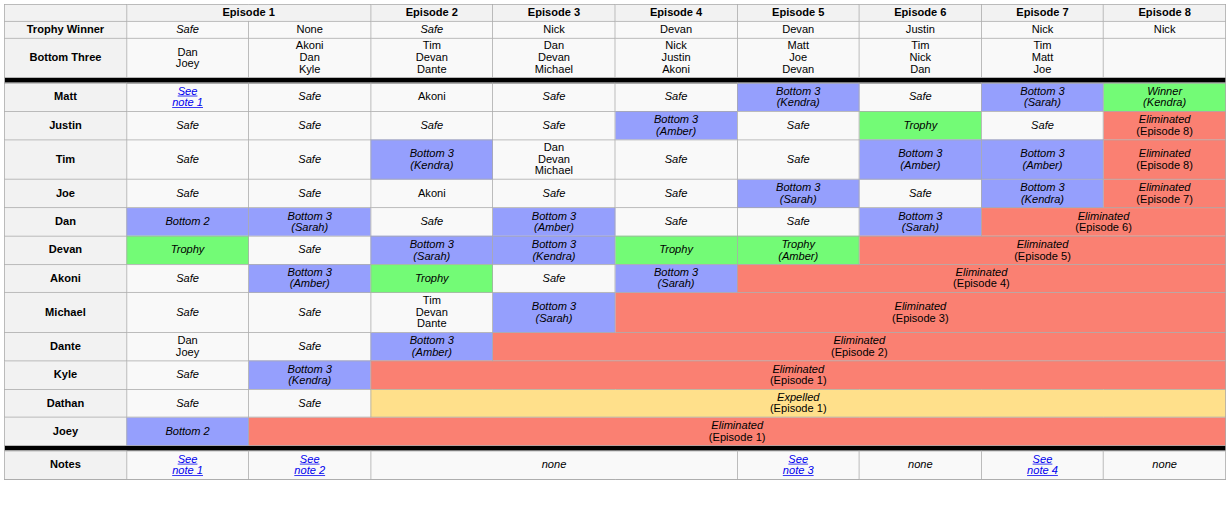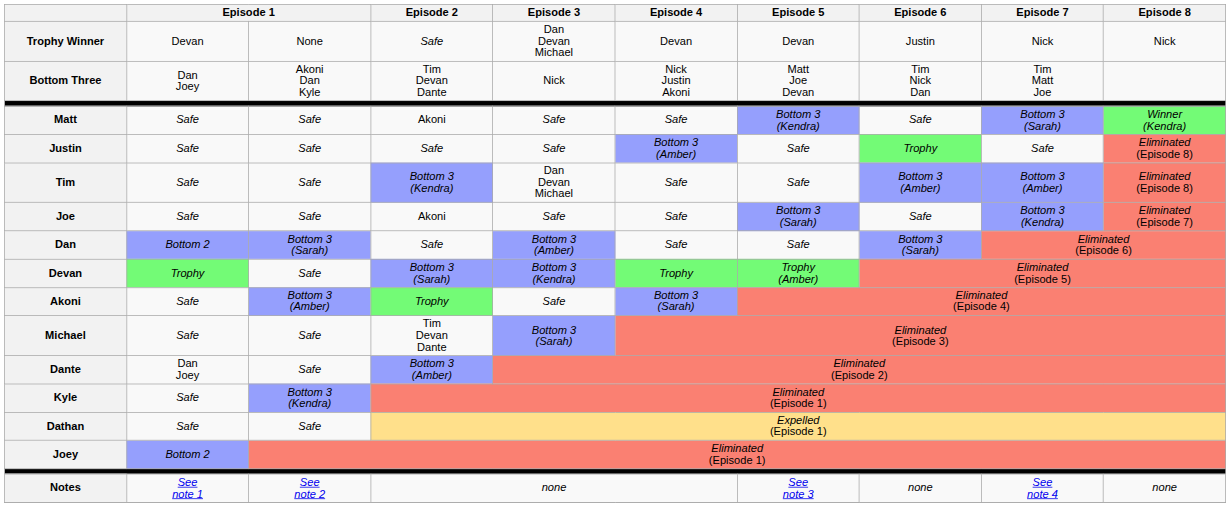(188, 30) Safe -> (188, 41) Devan
(554, 30) Nick -> (554, 41) Dan Devan Michael
(554, 58) Dan Devan Michael -> (554, 81) Nick
(188, 97) See note 1 -> (188, 120) Safe
